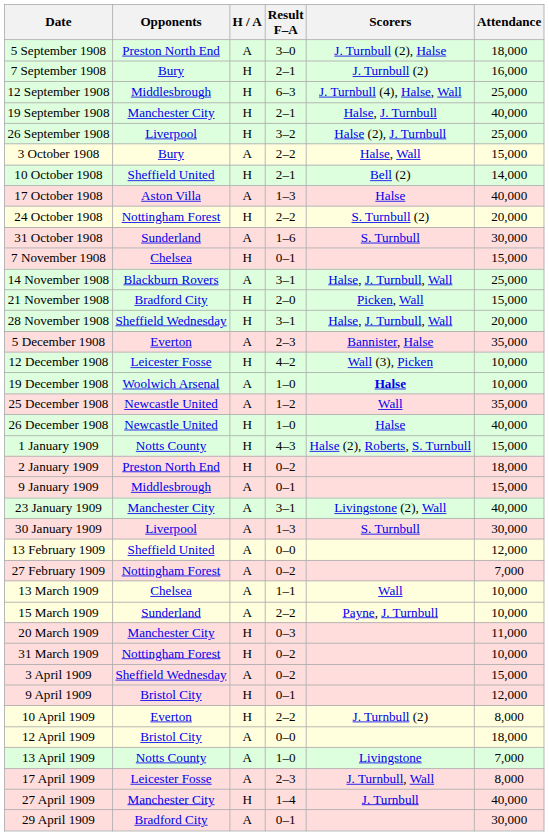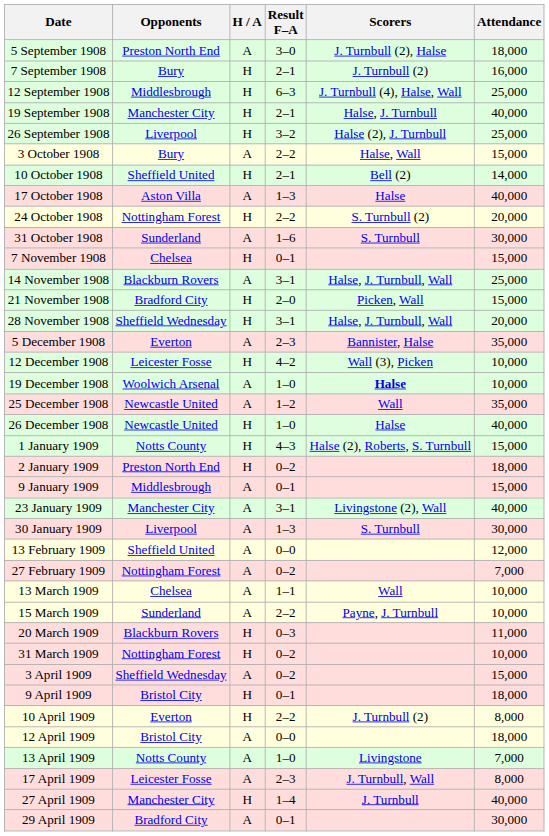(171, 633) Manchester City -> (171, 633) Blackburn Rovers
(509, 695) 12,000 -> (509, 695) 18,000
